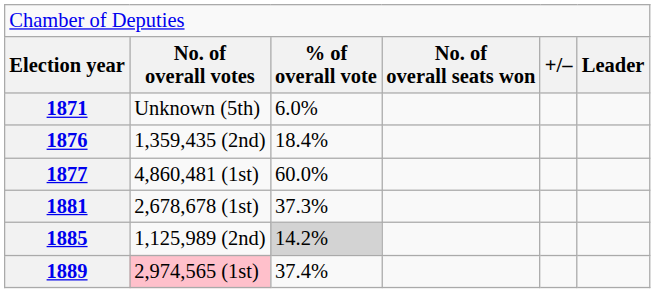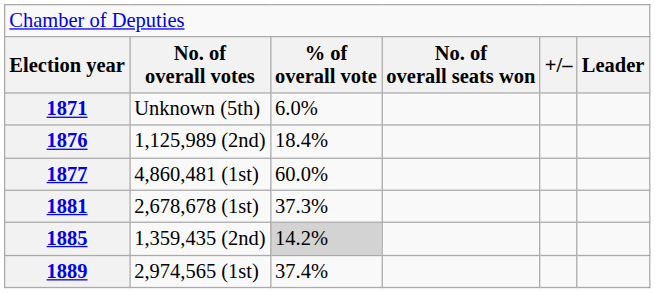(200, 141) 1,359,435 (2nd) -> (200, 141) 1,125,989 (2nd)
(200, 238) 1,125,989 (2nd) -> (200, 238) 1,359,435 (2nd)
(197, 271) pink background -> (197, 271) no background
